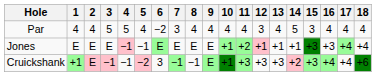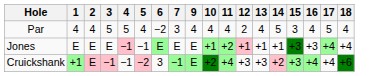- column: (194, 12)
(261, 29) 3 -> (244, 29) 2
(346, 29) 4 -> (329, 29) 5
(227, 63) +1 -> (210, 63) +2
(244, 63) +3 -> (227, 63) +4
